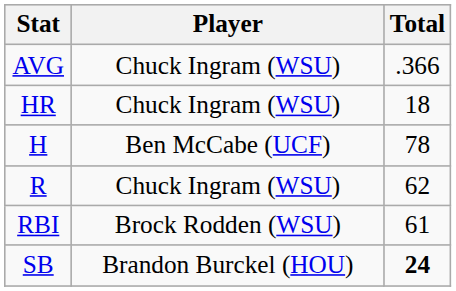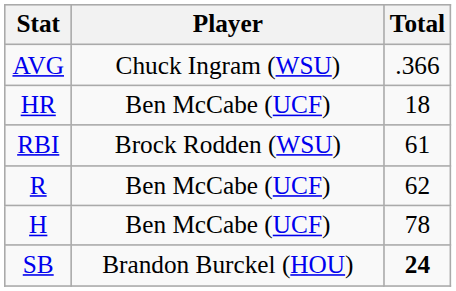(228, 104) Chuck Ingram (WSU) -> (228, 104) Ben McCabe (UCF)
rows swapped: (38, 225) <-> (38, 144)
(228, 184) Chuck Ingram (WSU) -> (228, 184) Ben McCabe (UCF)
